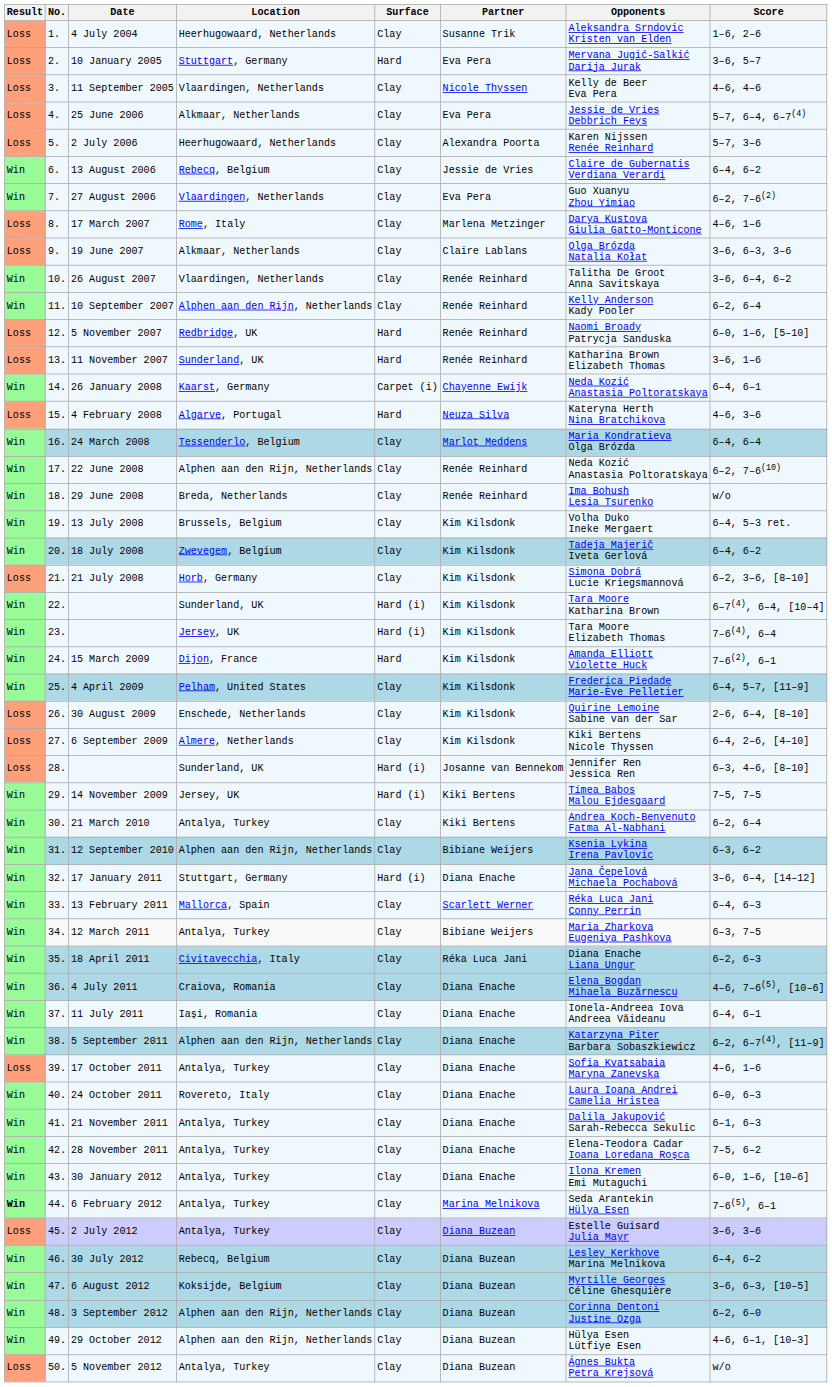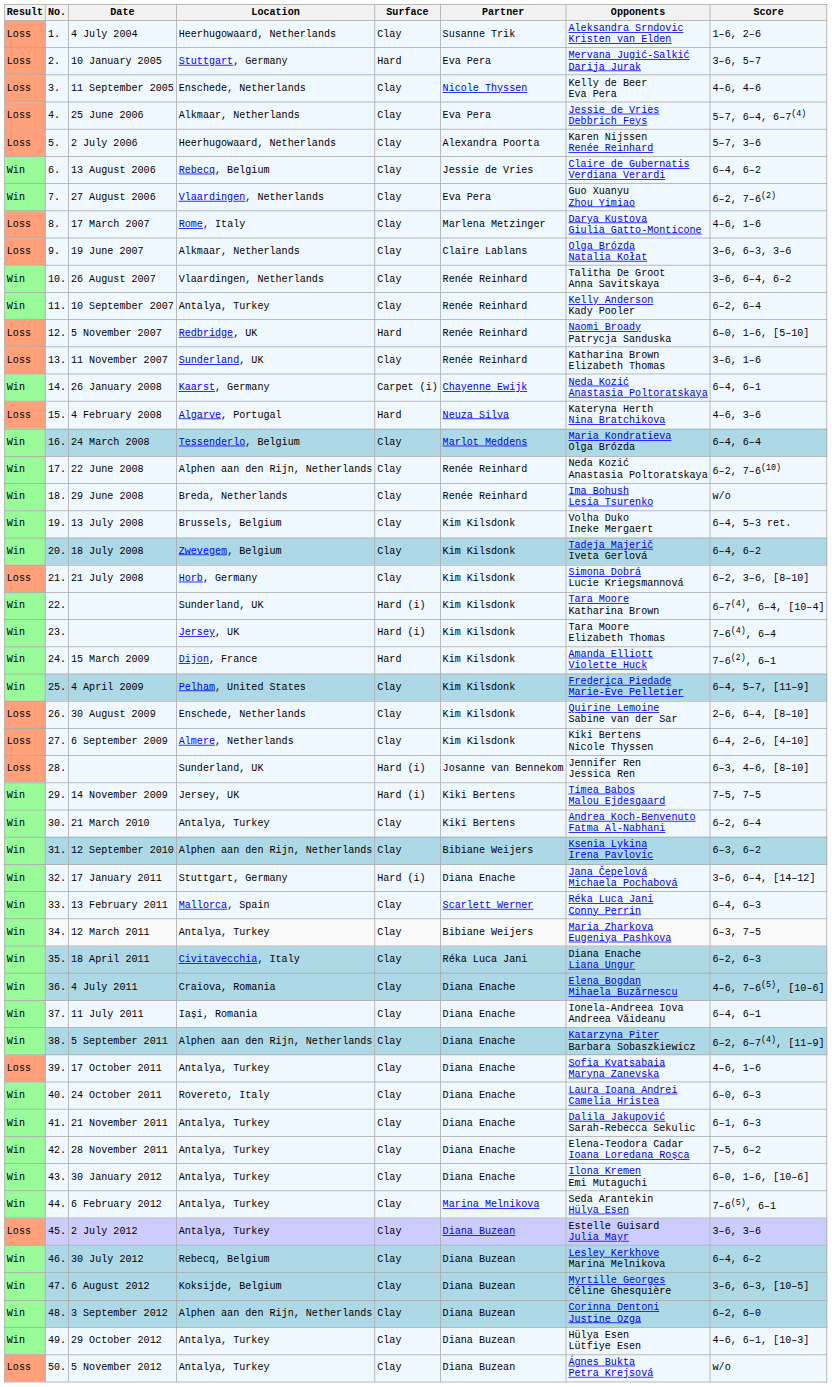(251, 88) Vlaardingen, Netherlands -> (242, 88) Enschede, Netherlands
(276, 306) Alphen aan den Rijn, Netherlands -> (224, 306) Antalya, Turkey
(389, 360) Hard -> (389, 360) Clay
(16, 1204) bold -> (16, 1204) normal
(276, 1340) Alphen aan den Rijn, Netherlands -> (224, 1340) Antalya, Turkey
